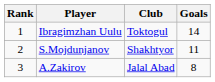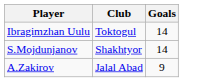- column: (20, 13)
(194, 49) 11 -> (162, 49) 14
(194, 67) 8 -> (162, 67) 9
